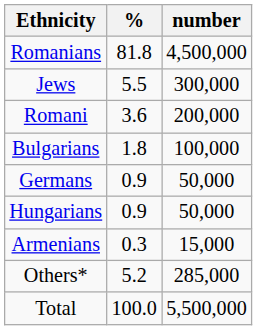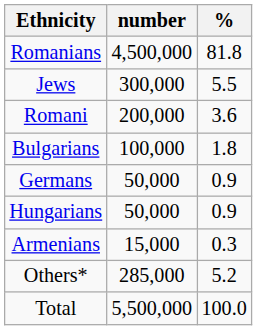columns swapped: (206, 20) <-> (134, 20)
